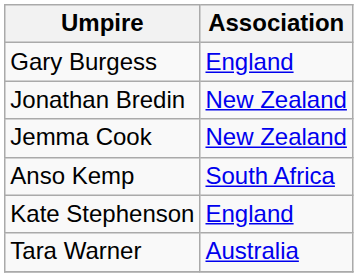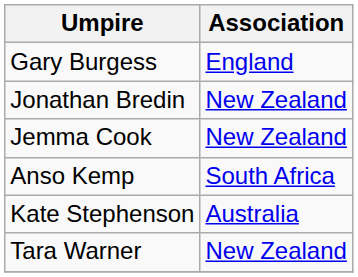(250, 213) England -> (252, 213) Australia
(252, 251) Australia -> (276, 251) New Zealand
